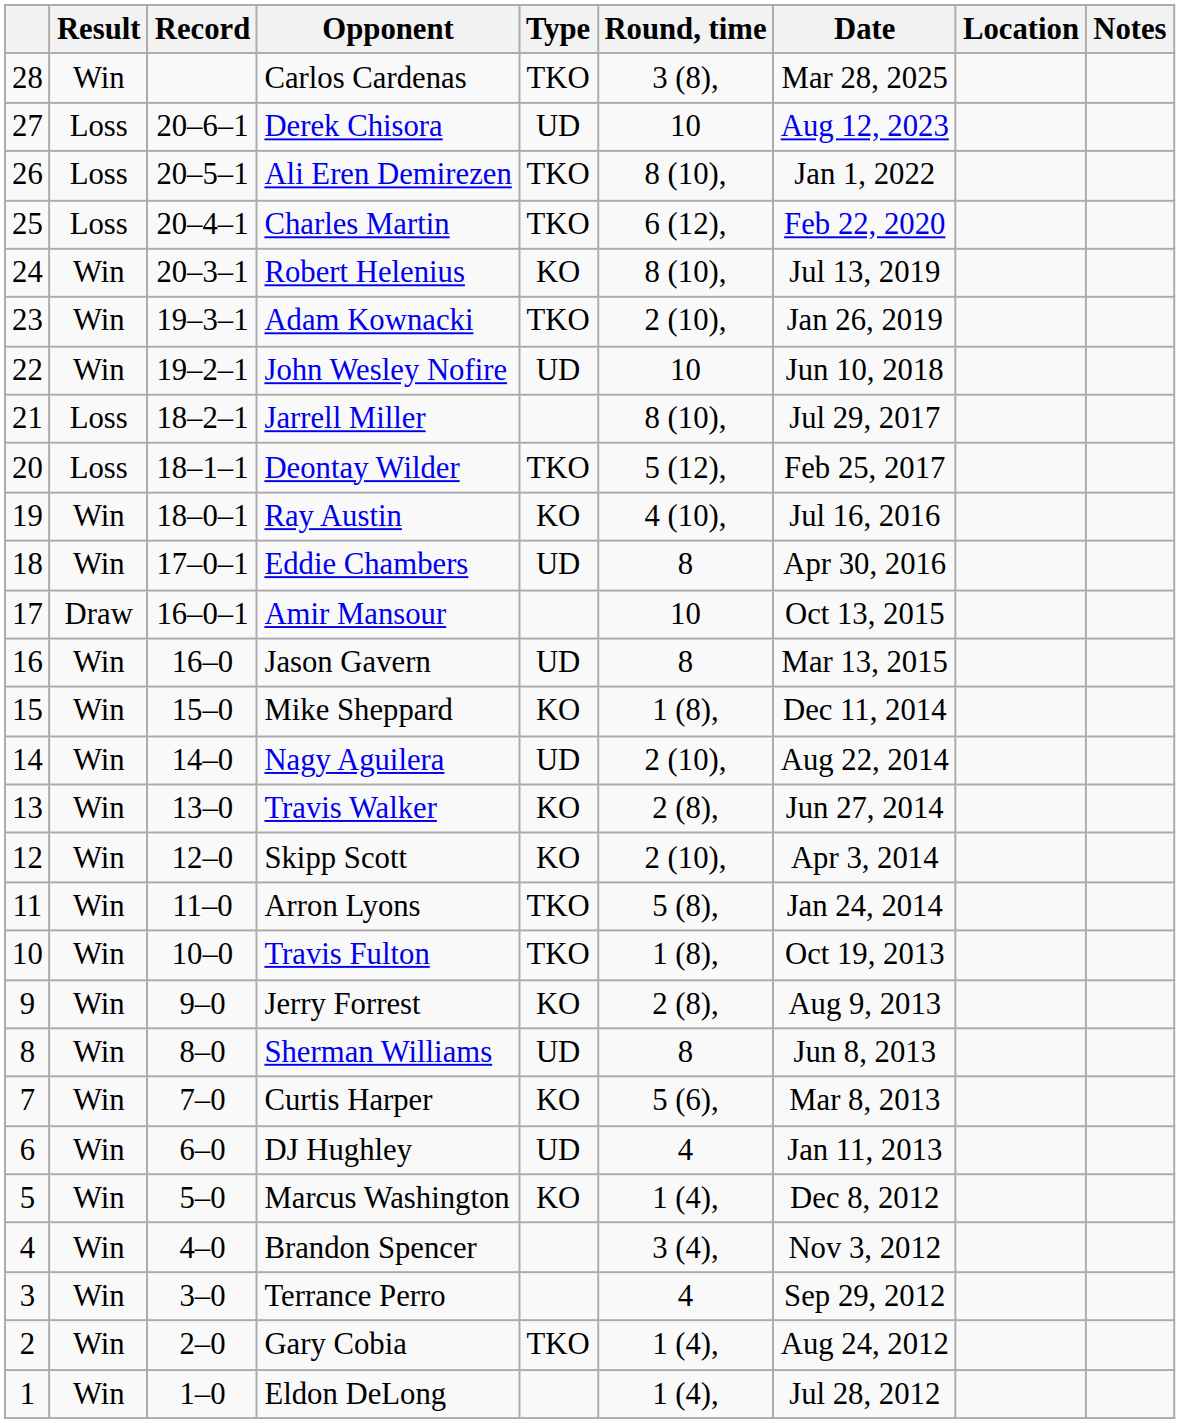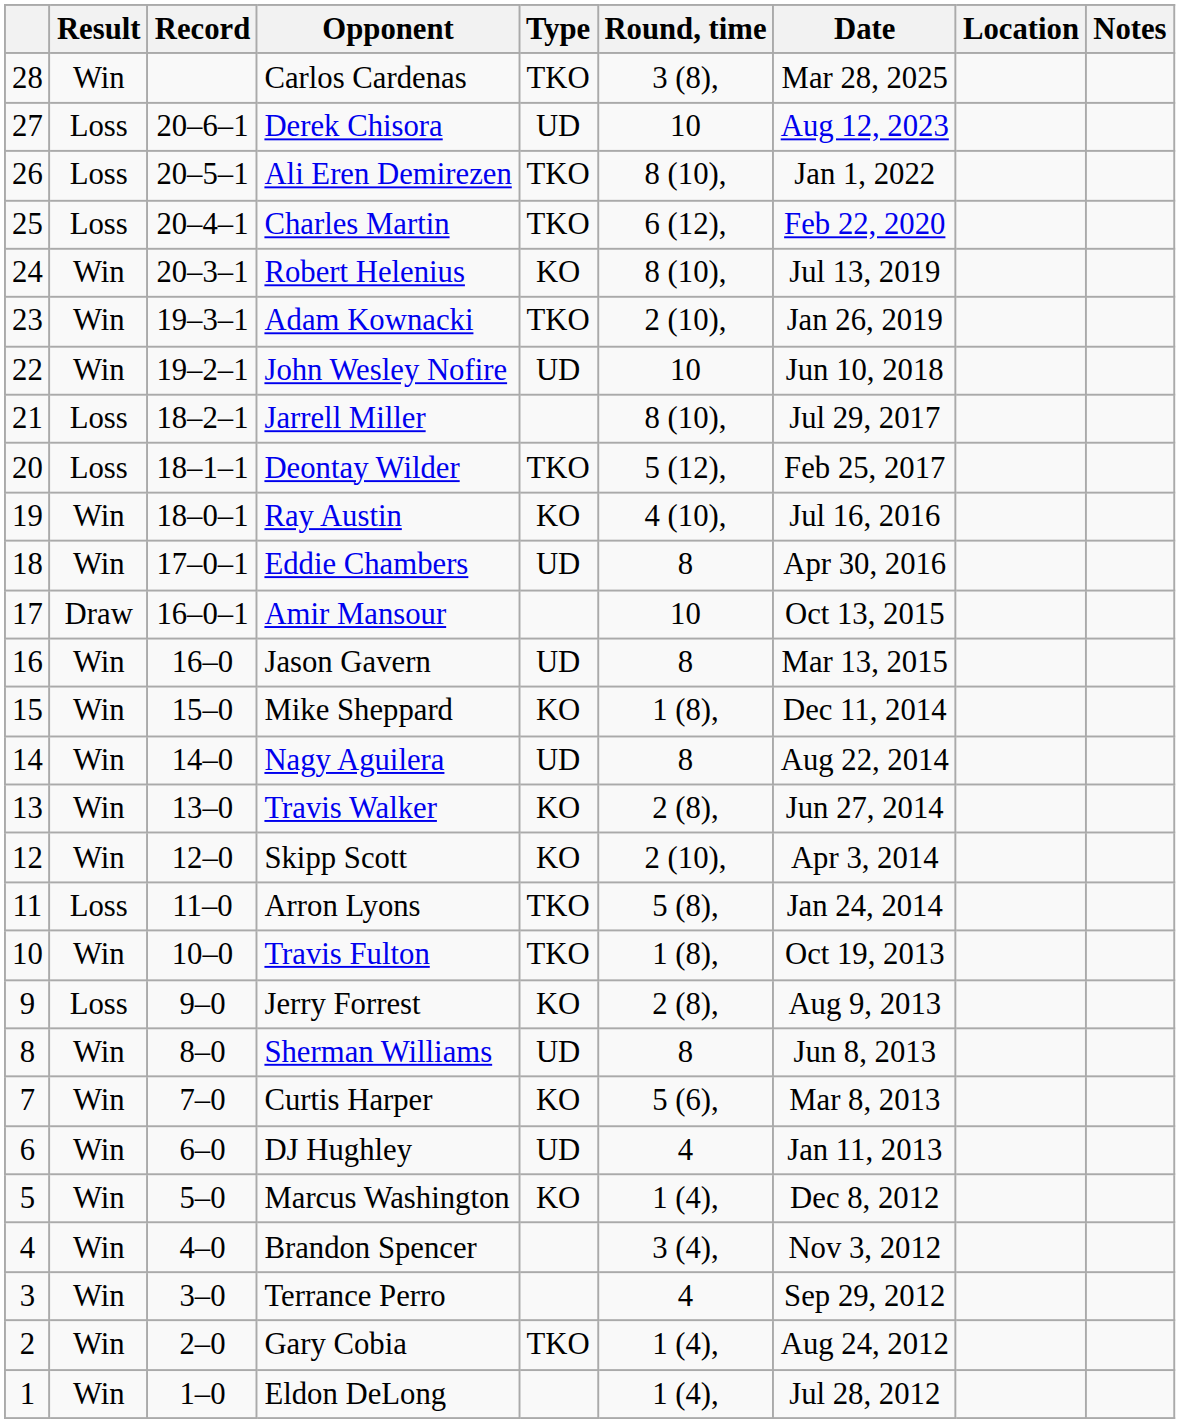(685, 759) 2 (10), -> (685, 759) 8
(99, 905) Win -> (99, 905) Loss
(99, 1003) Win -> (99, 1003) Loss
